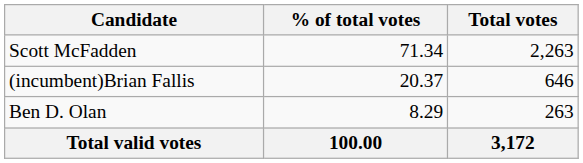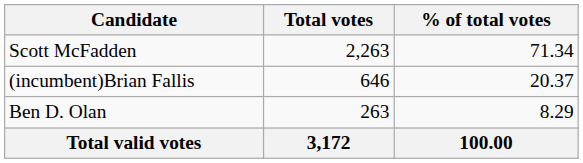columns swapped: (513, 19) <-> (356, 19)
